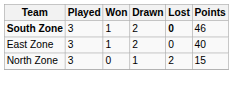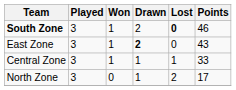(135, 45) normal -> (138, 45) bold
(200, 45) 40 -> (203, 45) 43
+ row: (36, 61)
(200, 61) 15 -> (203, 77) 17
